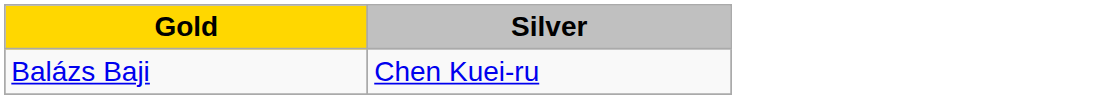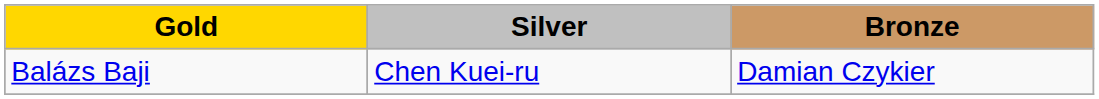+ column: (912, 26)
